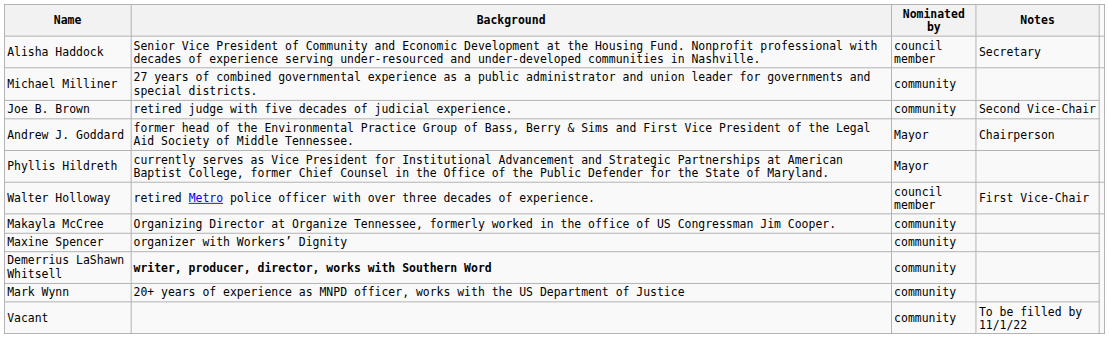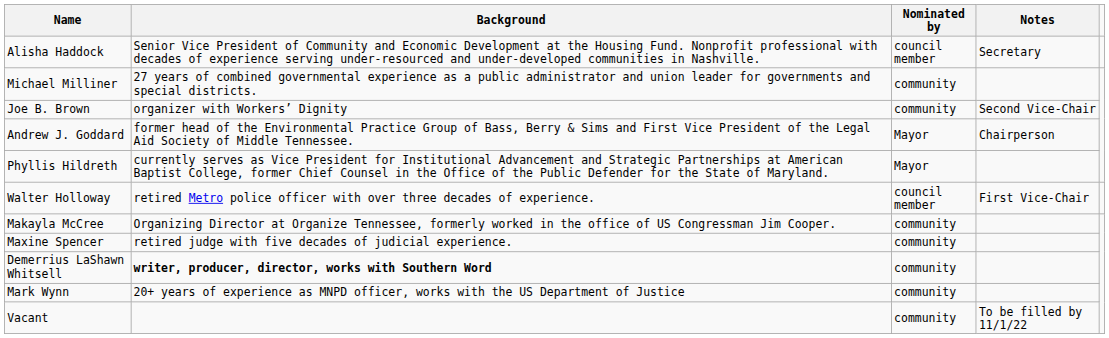(323, 109) retired judge with five decades of judicial experience. -> (240, 109) organizer with Workers’ Dignity
(240, 242) organizer with Workers’ Dignity -> (323, 242) retired judge with five decades of judicial experience.
